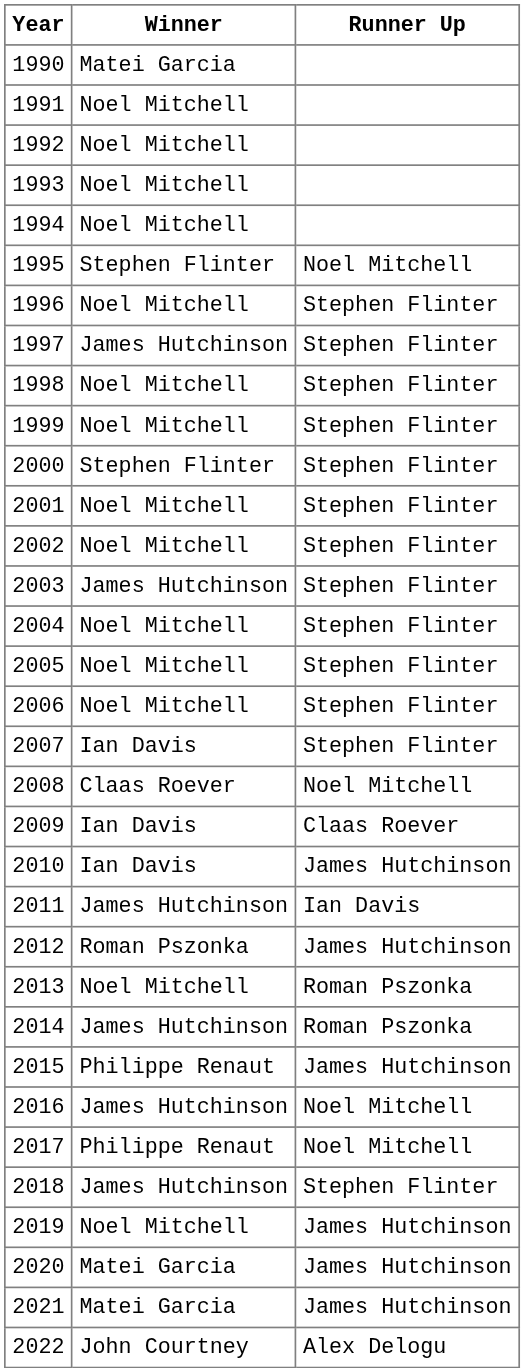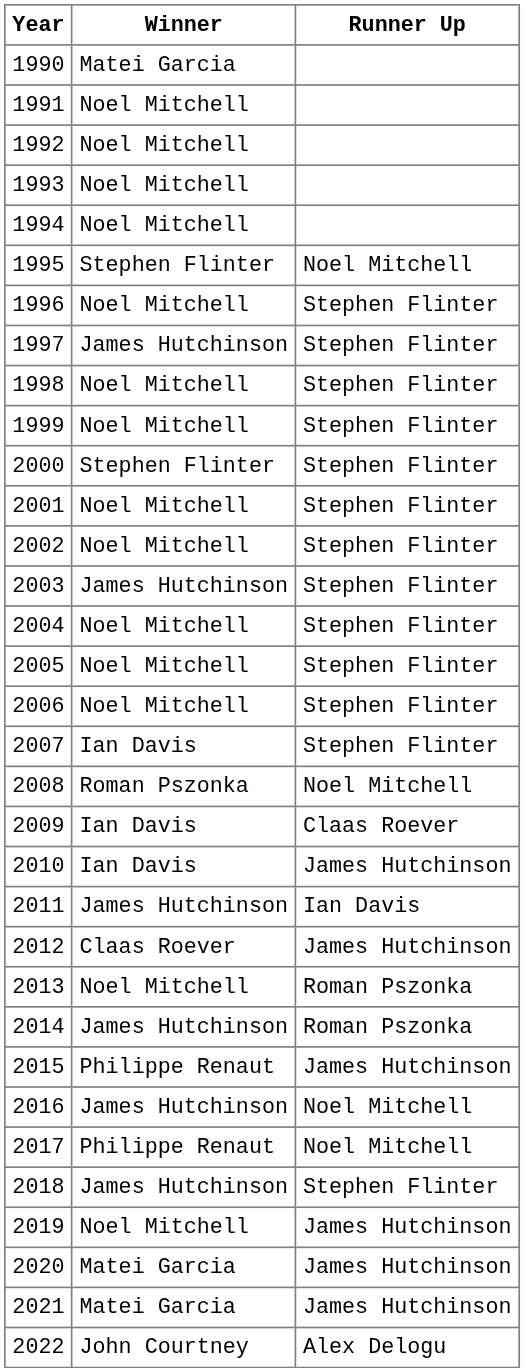(158, 786) Claas Roever -> (164, 786) Roman Pszonka
(164, 947) Roman Pszonka -> (158, 947) Claas Roever
